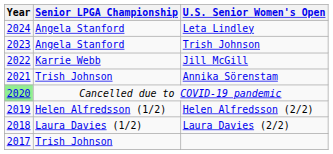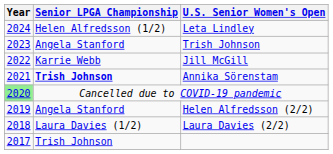(80, 29) Angela Stanford -> (101, 29) Helen Alfredsson (1/2)
(74, 77) normal -> (74, 77) bold
(101, 109) Helen Alfredsson (1/2) -> (80, 109) Angela Stanford
